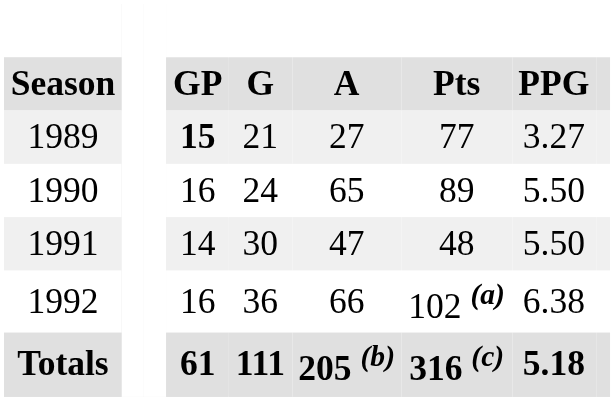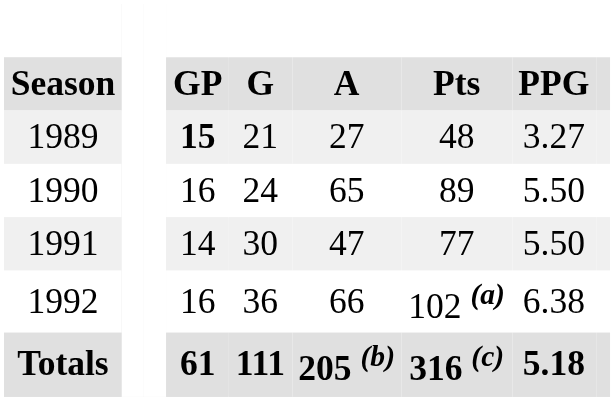(457, 136) 77 -> (457, 136) 48
(457, 243) 48 -> (457, 243) 77
